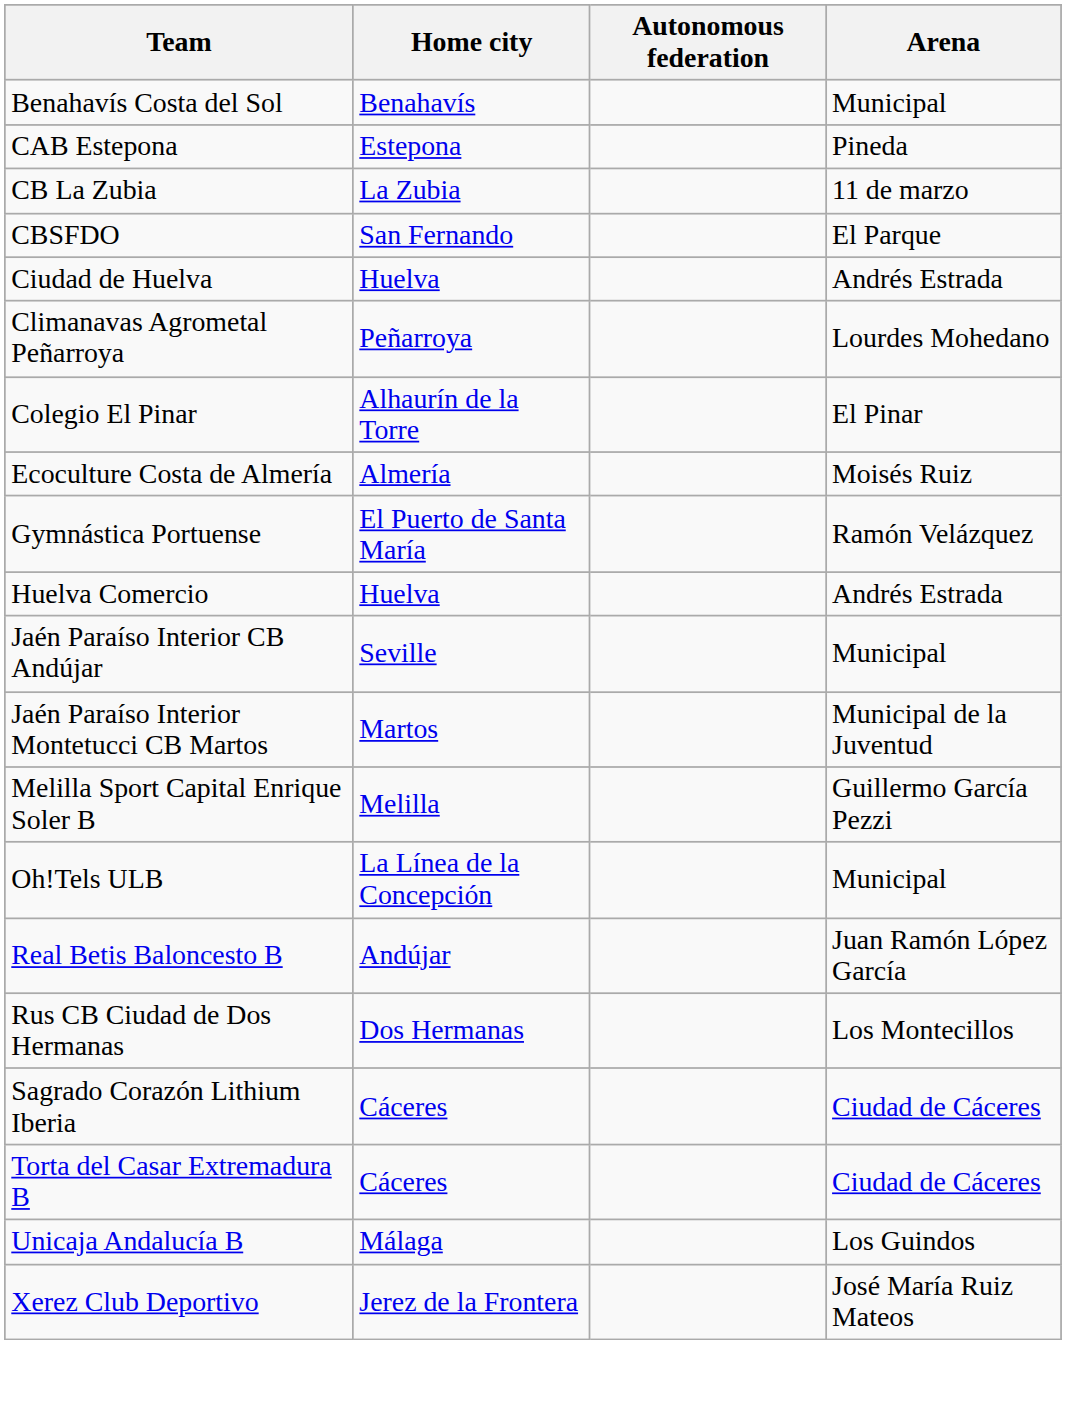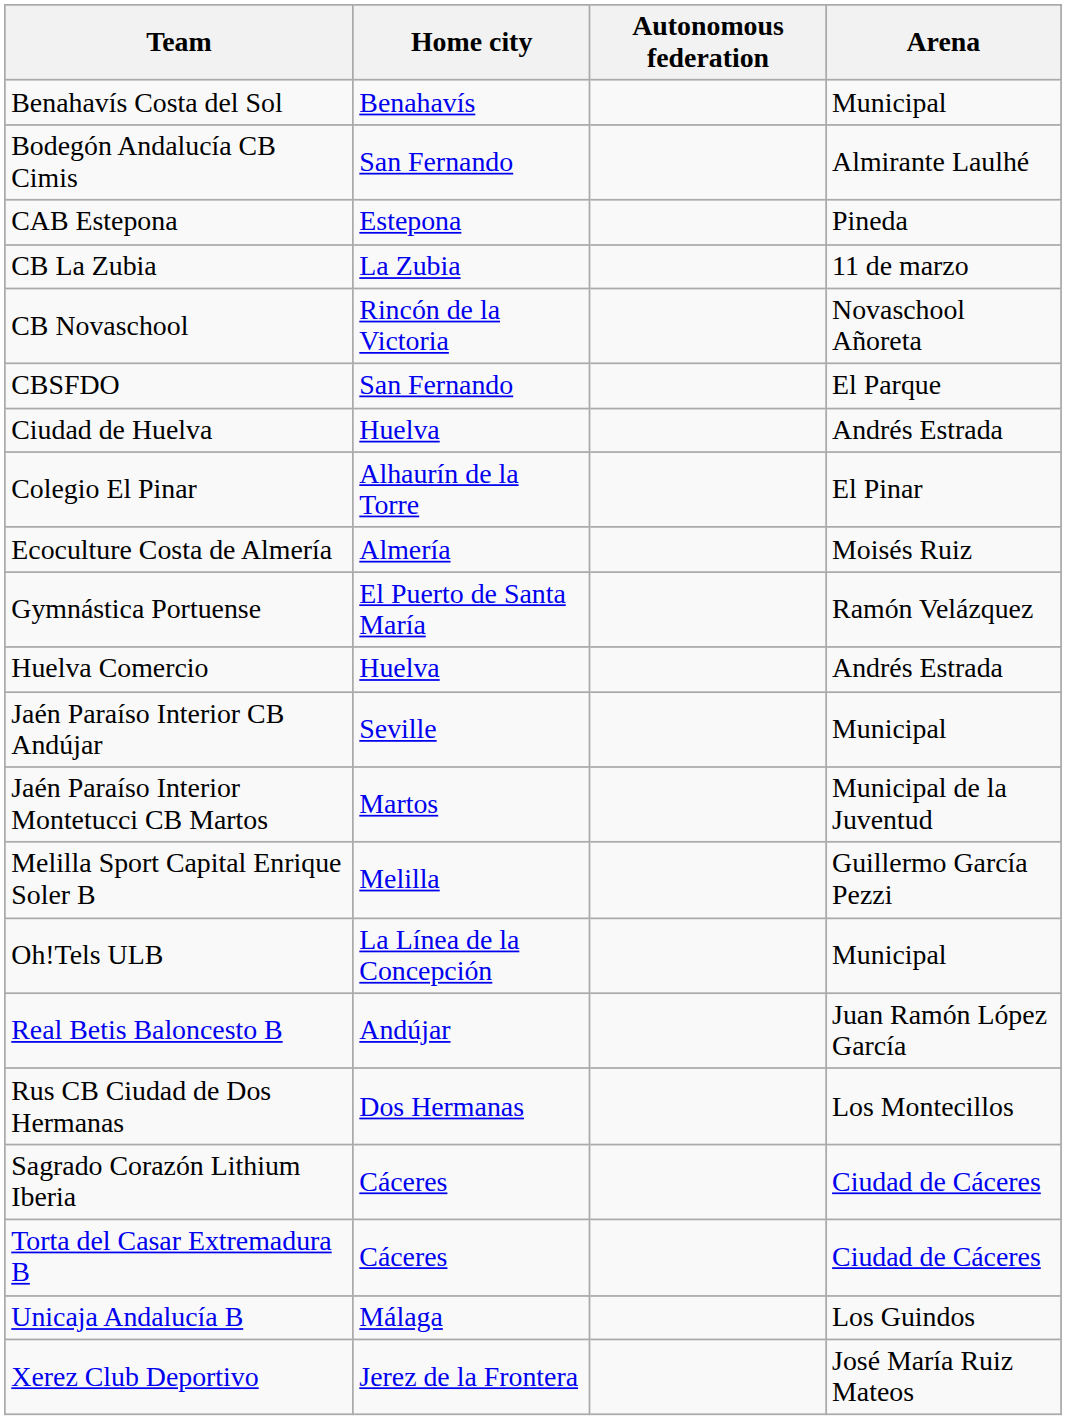+ row: (144, 161)
+ row: (100, 325)
- row: (139, 338)
